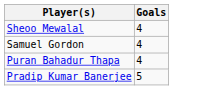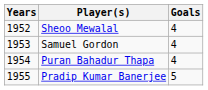+ column: (22, 12)
